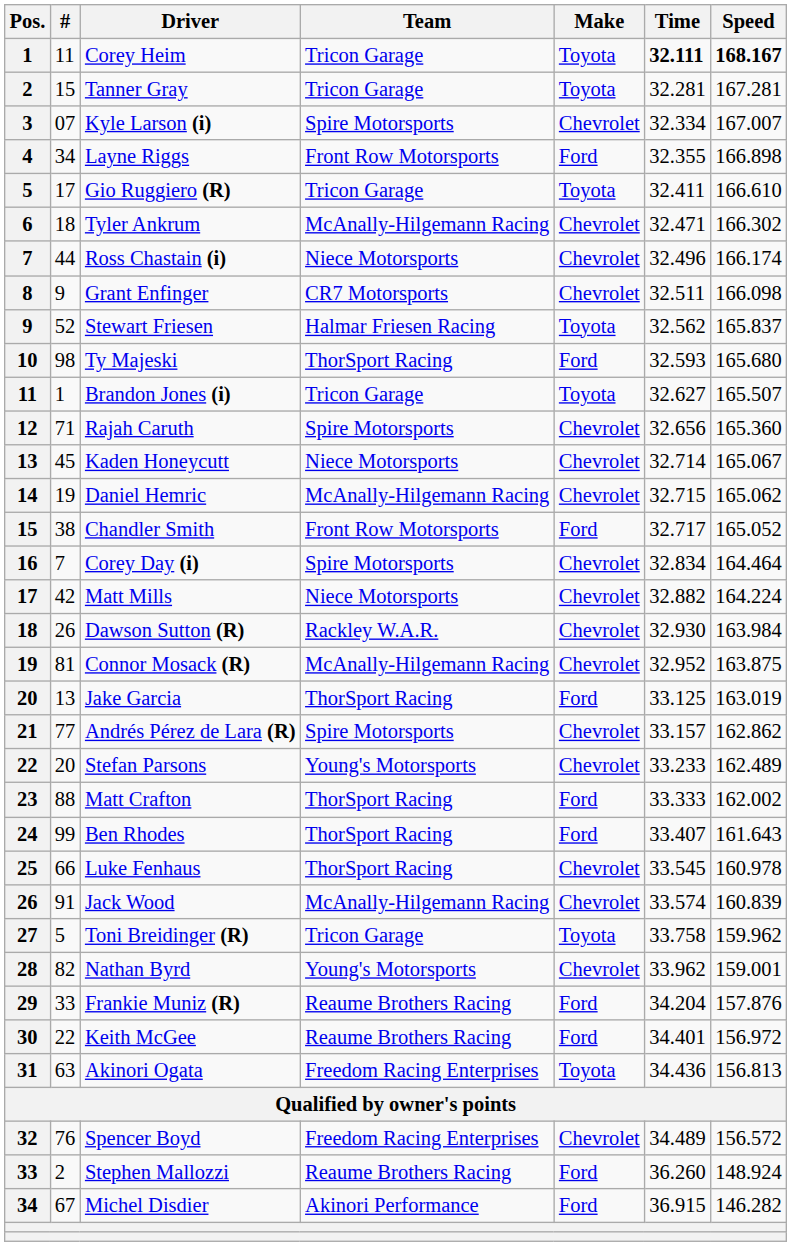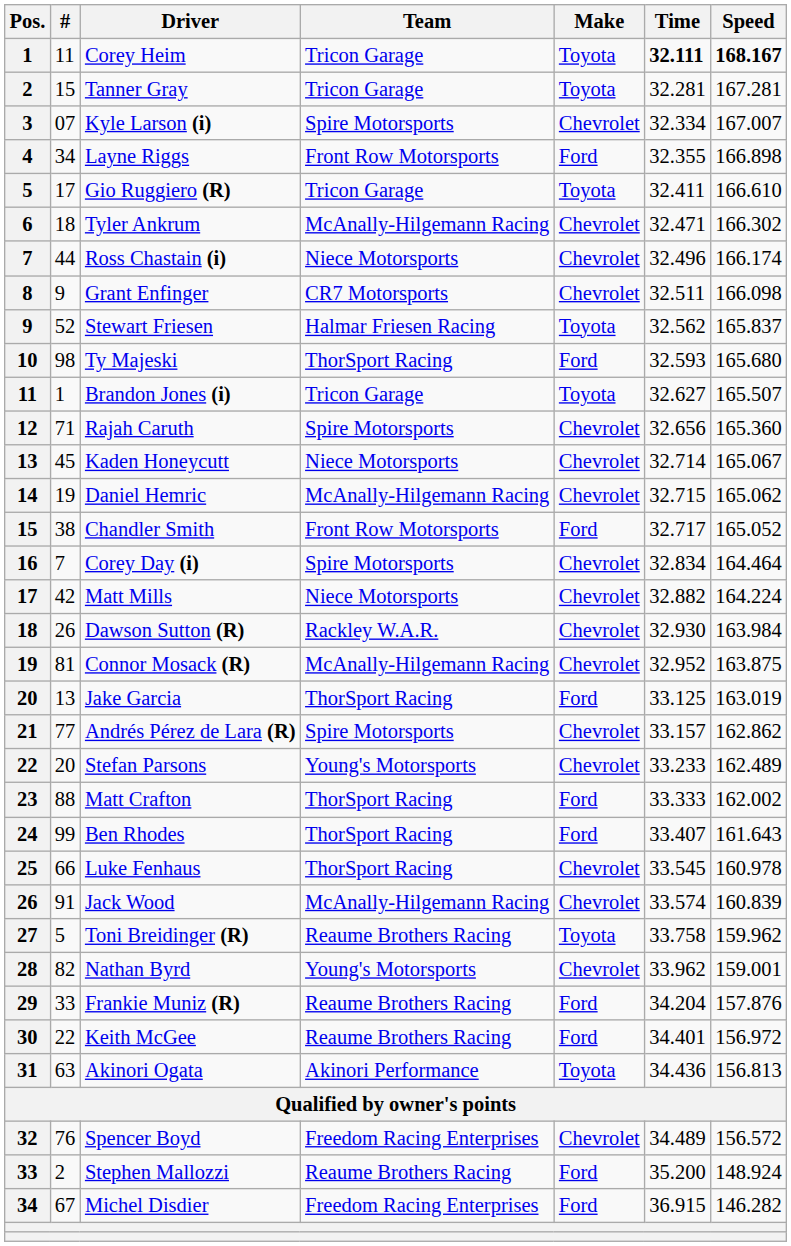(364, 935) Tricon Garage -> (408, 935) Reaume Brothers Racing
(422, 1070) Freedom Racing Enterprises -> (392, 1070) Akinori Performance
(677, 1171) 36.260 -> (677, 1171) 35.200
(392, 1205) Akinori Performance -> (422, 1205) Freedom Racing Enterprises
